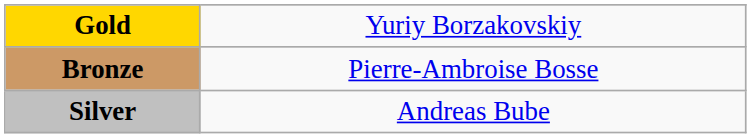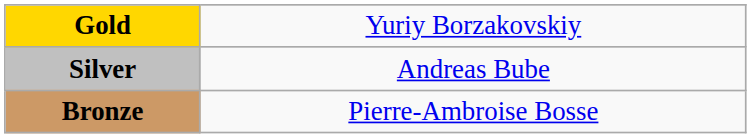rows swapped: (103, 111) <-> (103, 68)
